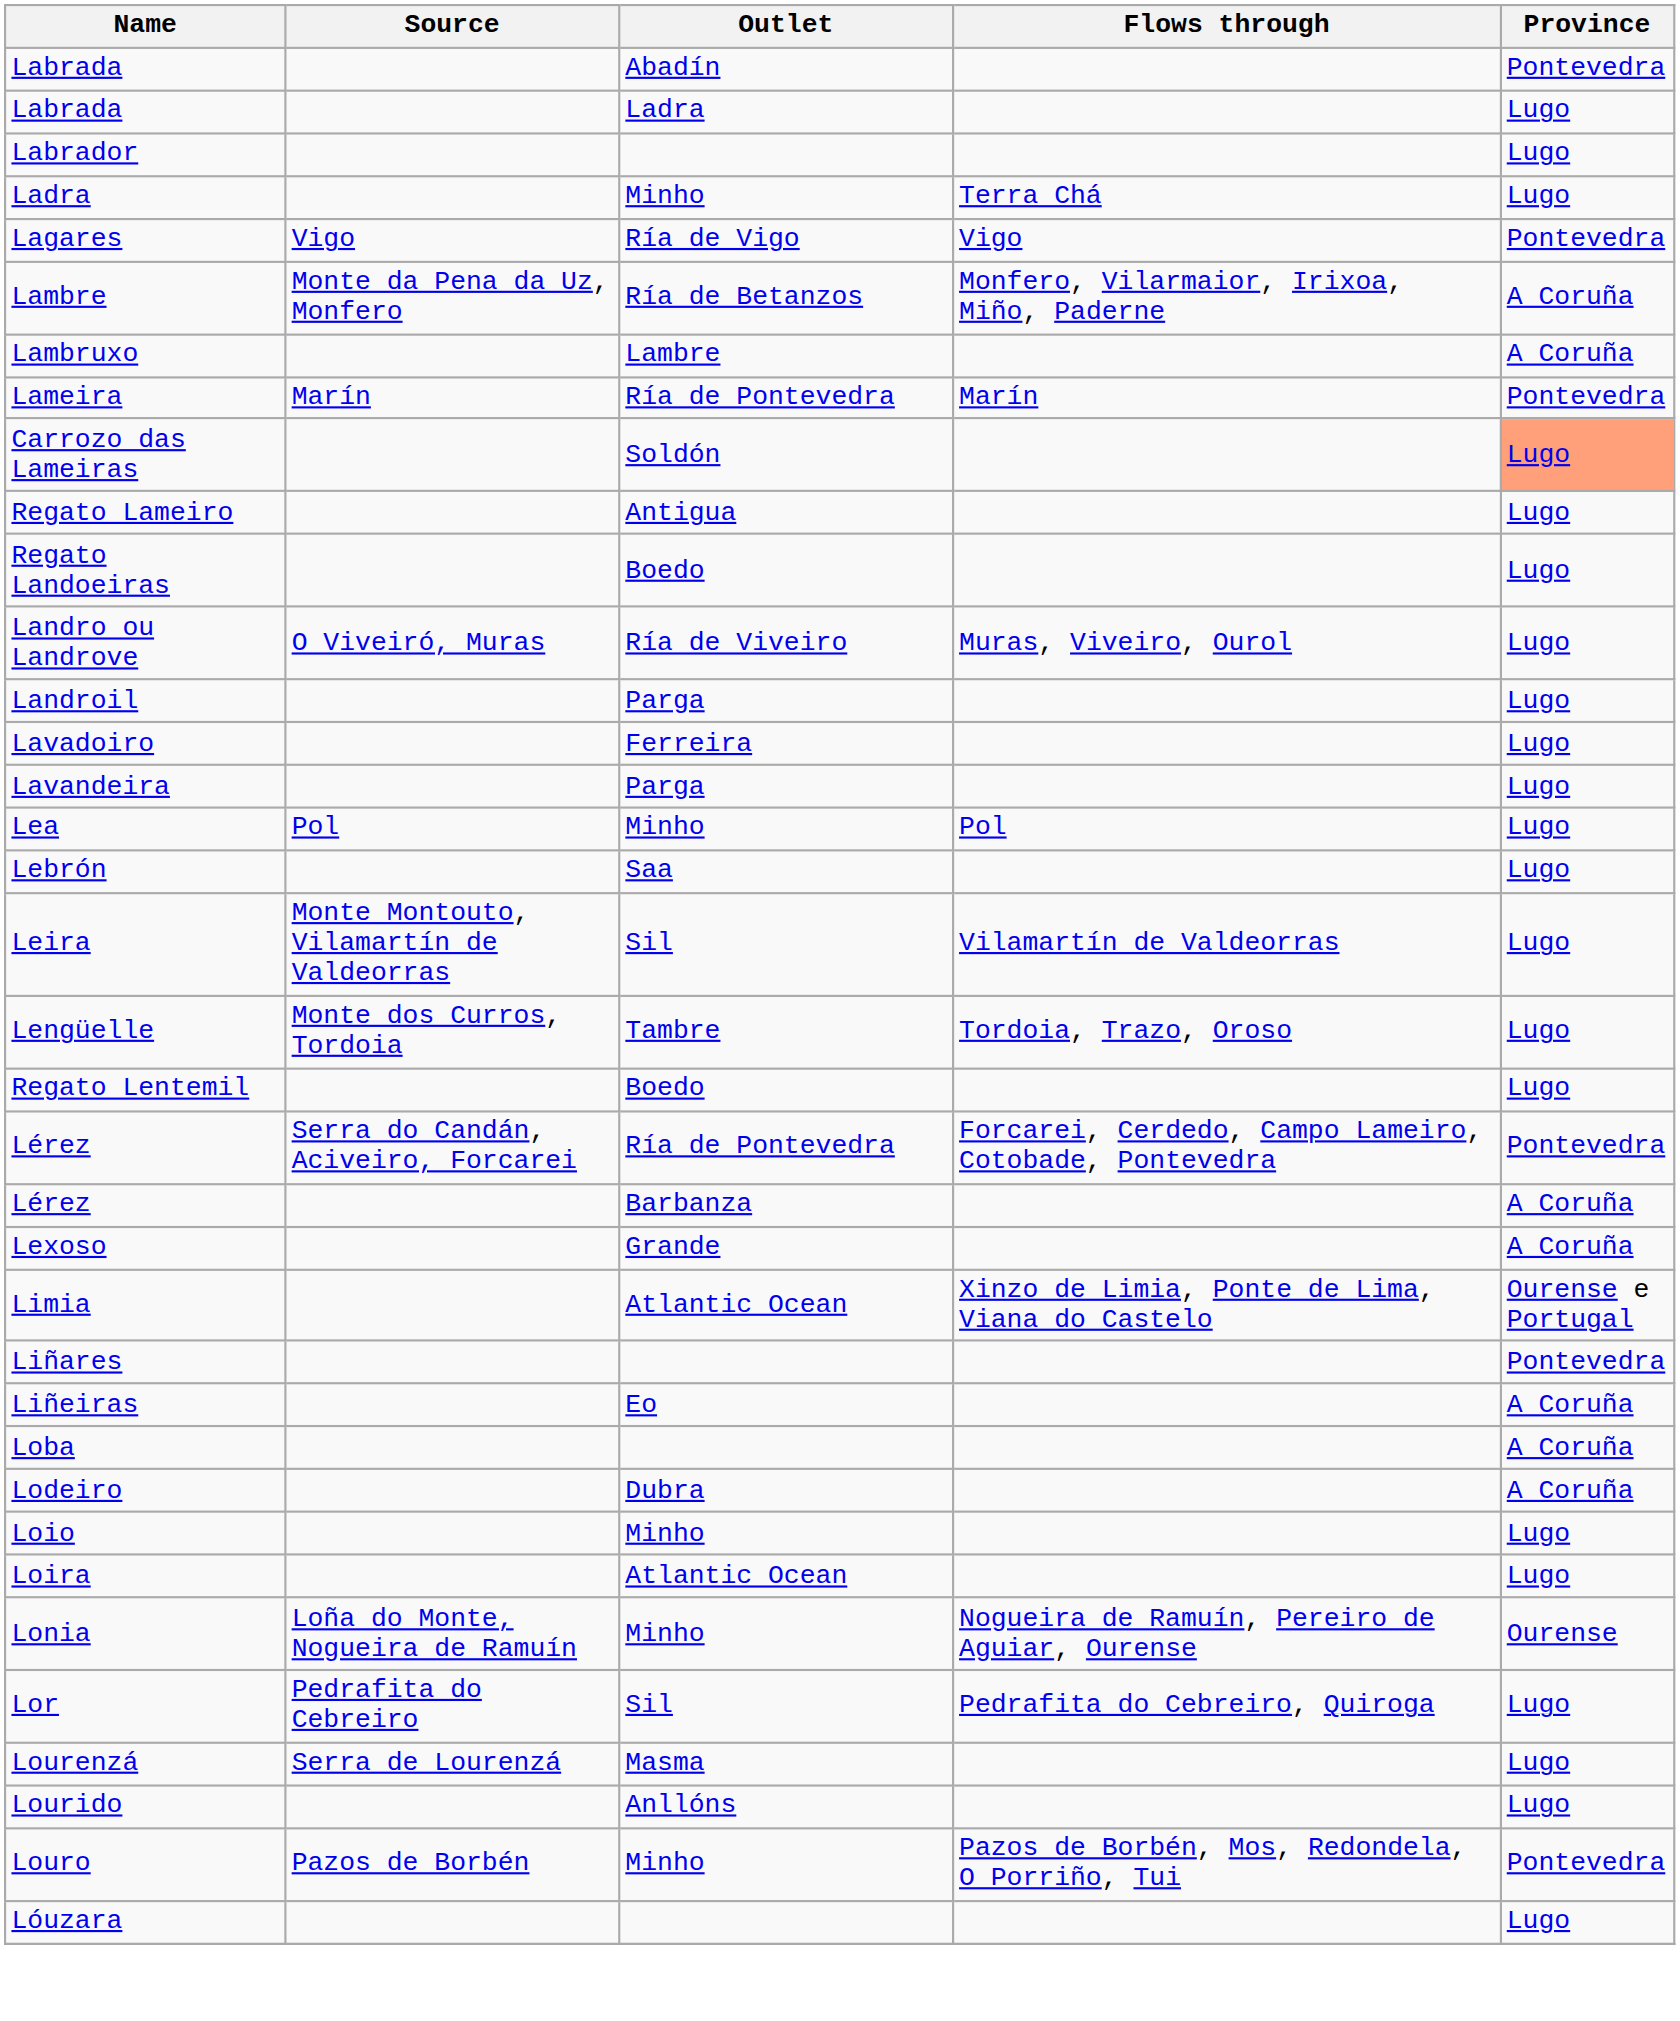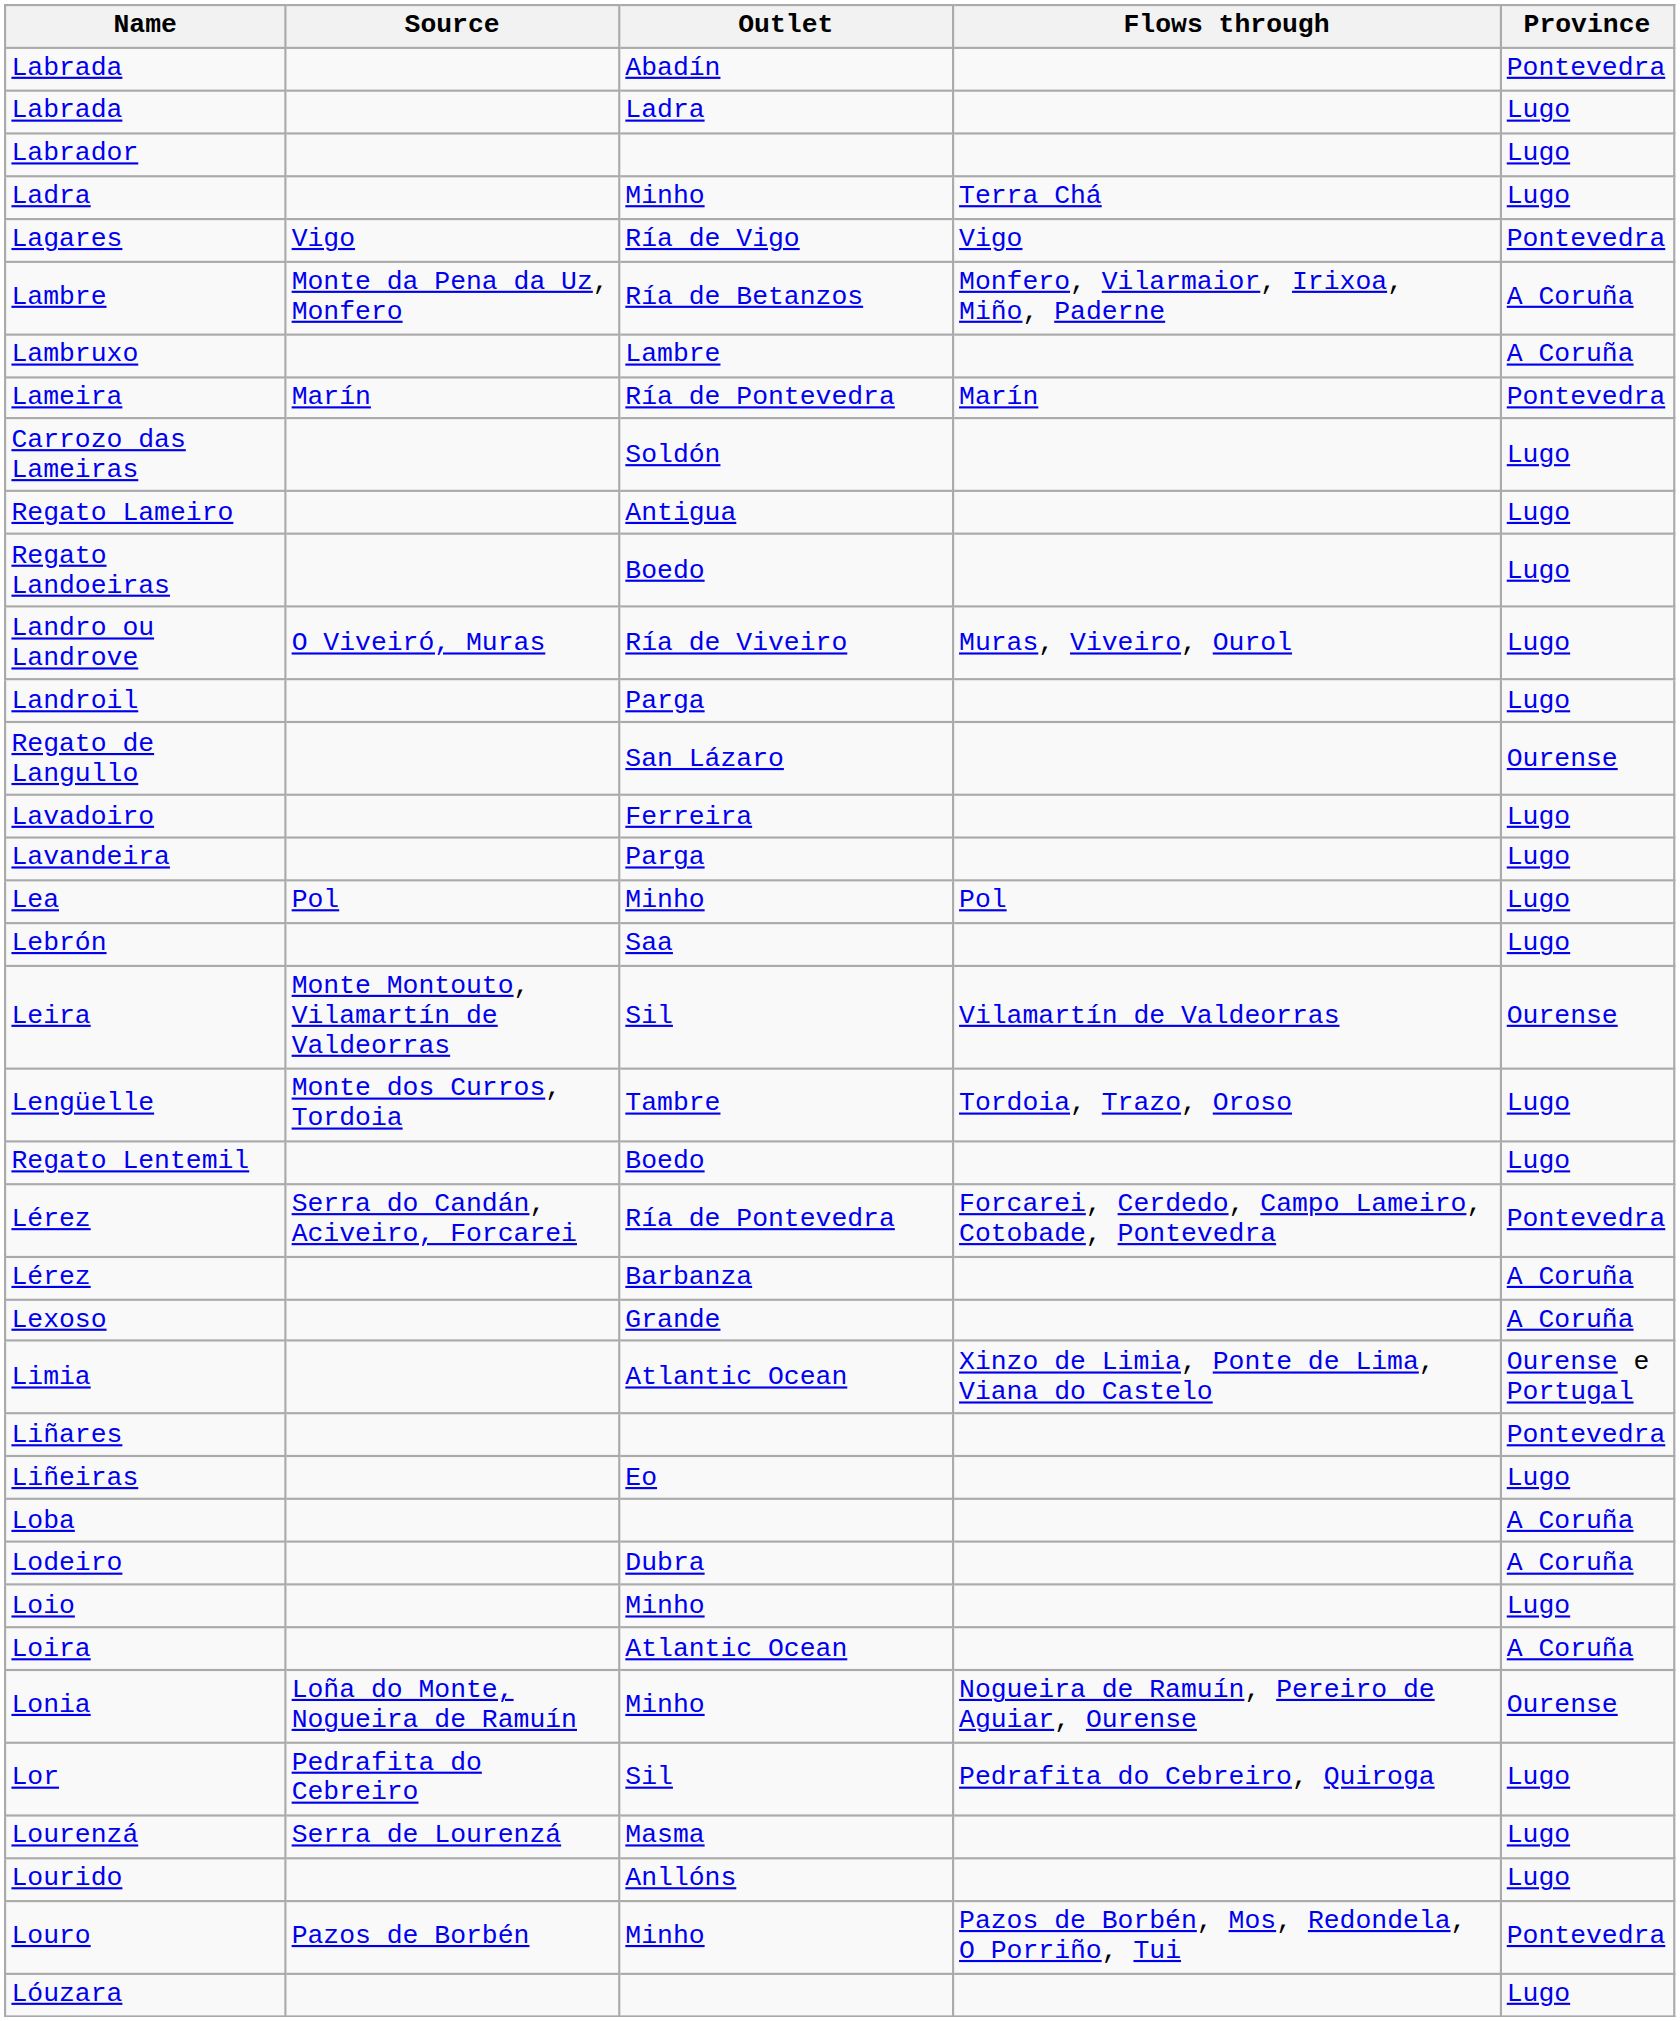(1538, 456) lightsalmon background -> (1538, 456) no background
+ row: (83, 759)
(1538, 945) Lugo -> (1562, 1017) Ourense
(1570, 1406) A Coruña -> (1538, 1478) Lugo
(1538, 1576) Lugo -> (1570, 1649) A Coruña
